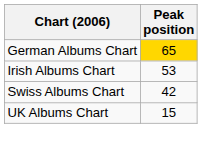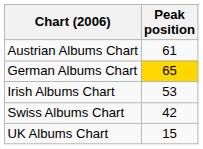+ row: (73, 50)
